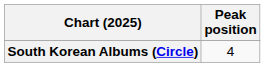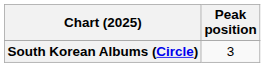(231, 51) 4 -> (231, 51) 3
